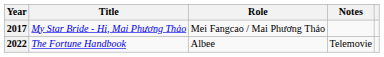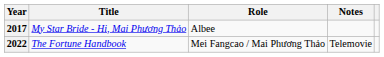(258, 28) Mei Fangcao / Mai Phương Thảo -> (203, 28) Albee
(203, 44) Albee -> (258, 44) Mei Fangcao / Mai Phương Thảo
